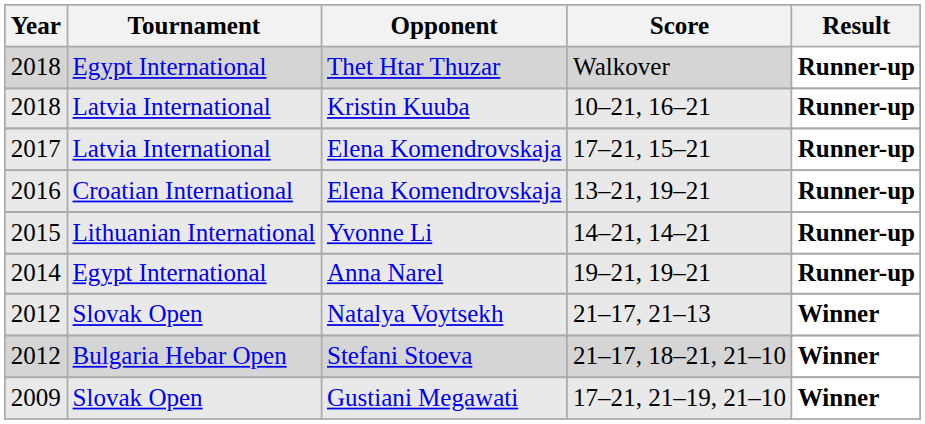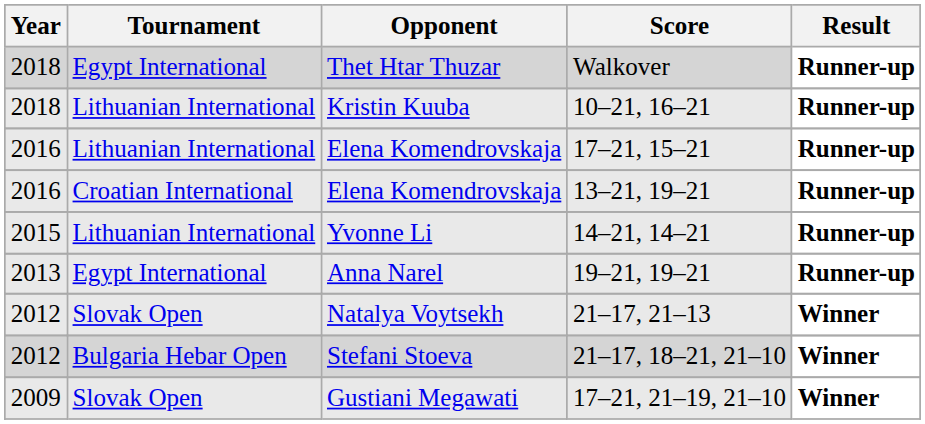(172, 108) Latvia International -> (194, 108) Lithuanian International
(36, 149) 2017 -> (36, 149) 2016
(172, 149) Latvia International -> (194, 149) Lithuanian International
(36, 273) 2014 -> (36, 273) 2013
